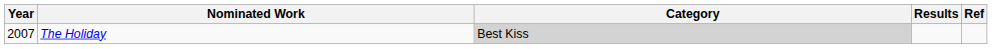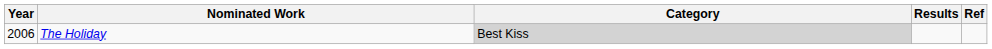(21, 33) 2007 -> (21, 33) 2006
